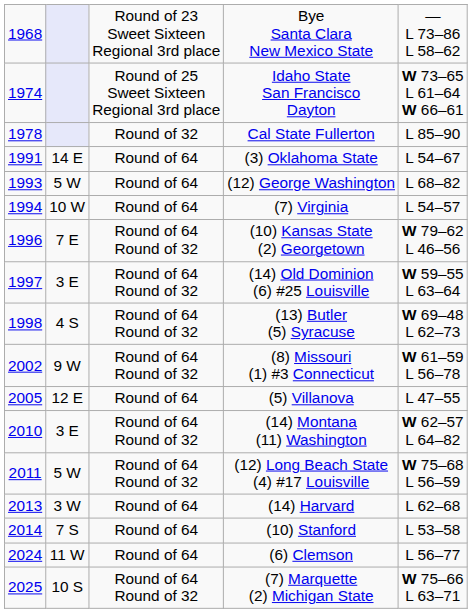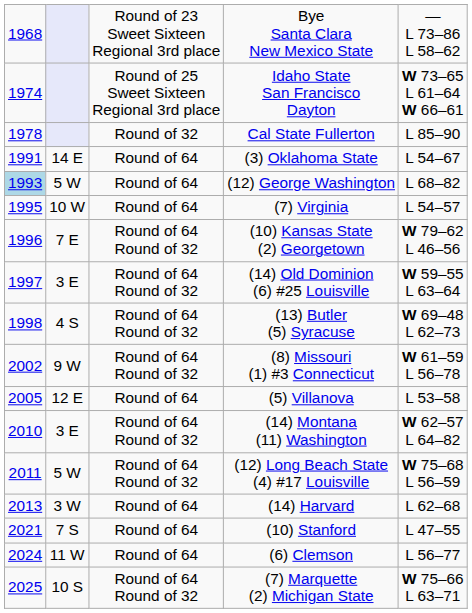(25, 183) no background -> (25, 183) lightblue background
(25, 207) 1994 -> (25, 207) 1995
(433, 398) L 47–55 -> (433, 398) L 53–58
(25, 530) 2014 -> (25, 530) 2021
(433, 530) L 53–58 -> (433, 530) L 47–55
